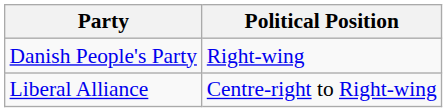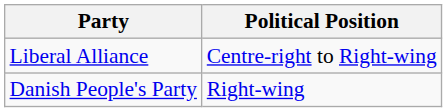rows swapped: (79, 89) <-> (103, 55)
